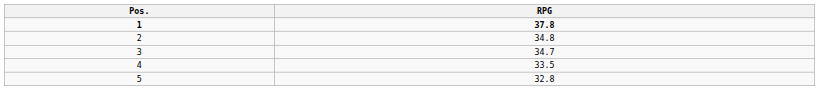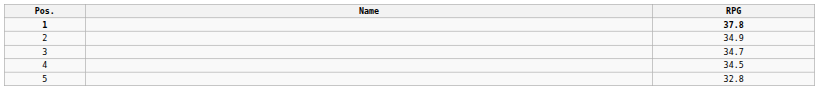+ column: (369, 11)
(545, 38) 34.8 -> (734, 38) 34.9
(545, 65) 33.5 -> (734, 65) 34.5
